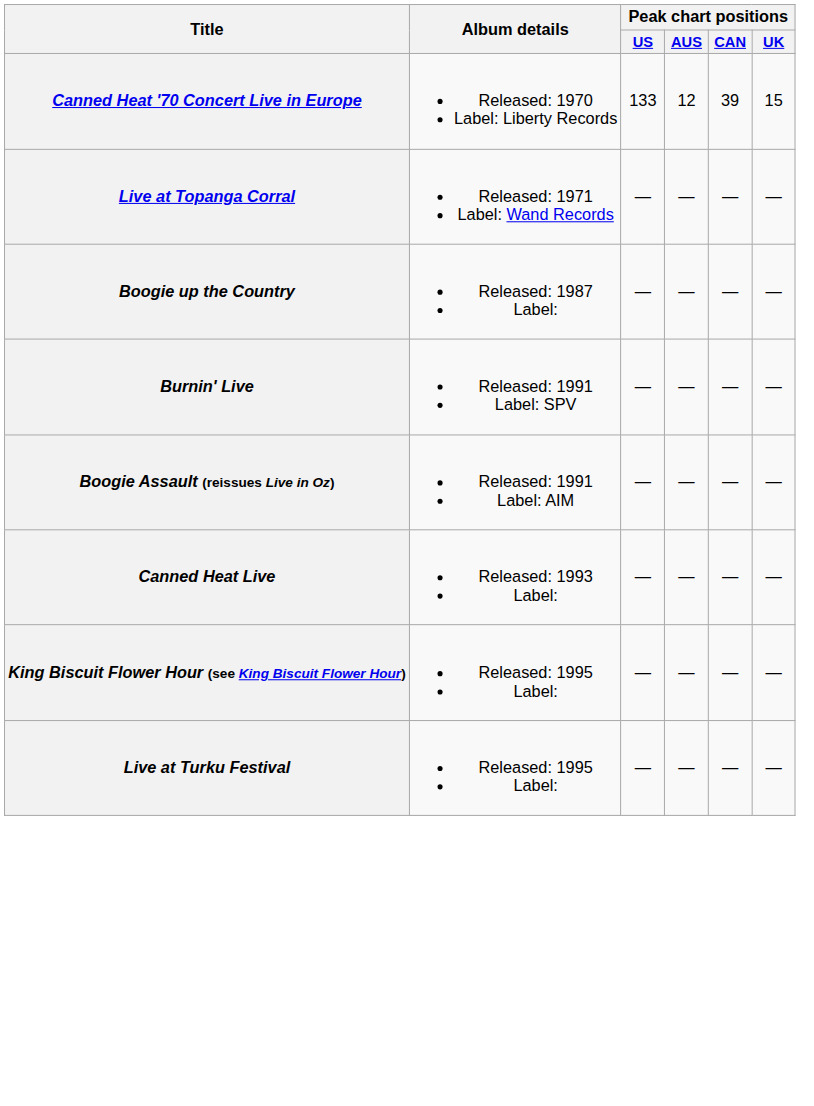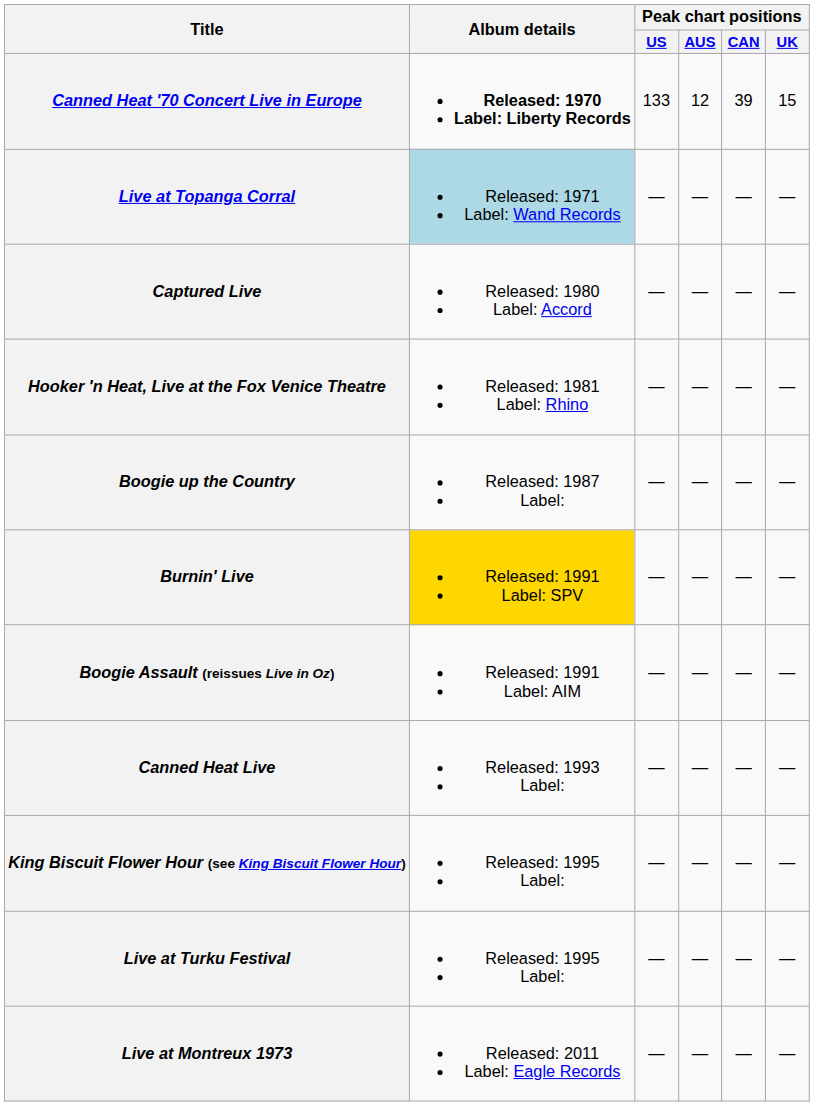(515, 110) normal -> (522, 110) bold
(515, 206) no background -> (522, 206) lightblue background
+ row: (207, 291)
+ row: (207, 386)
(515, 396) no background -> (522, 587) gold background
+ row: (207, 1053)
